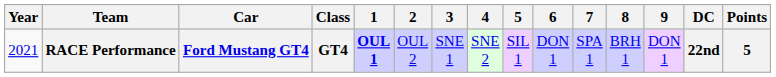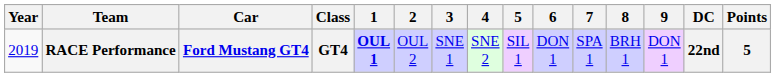(23, 50) 2021 -> (23, 50) 2019
